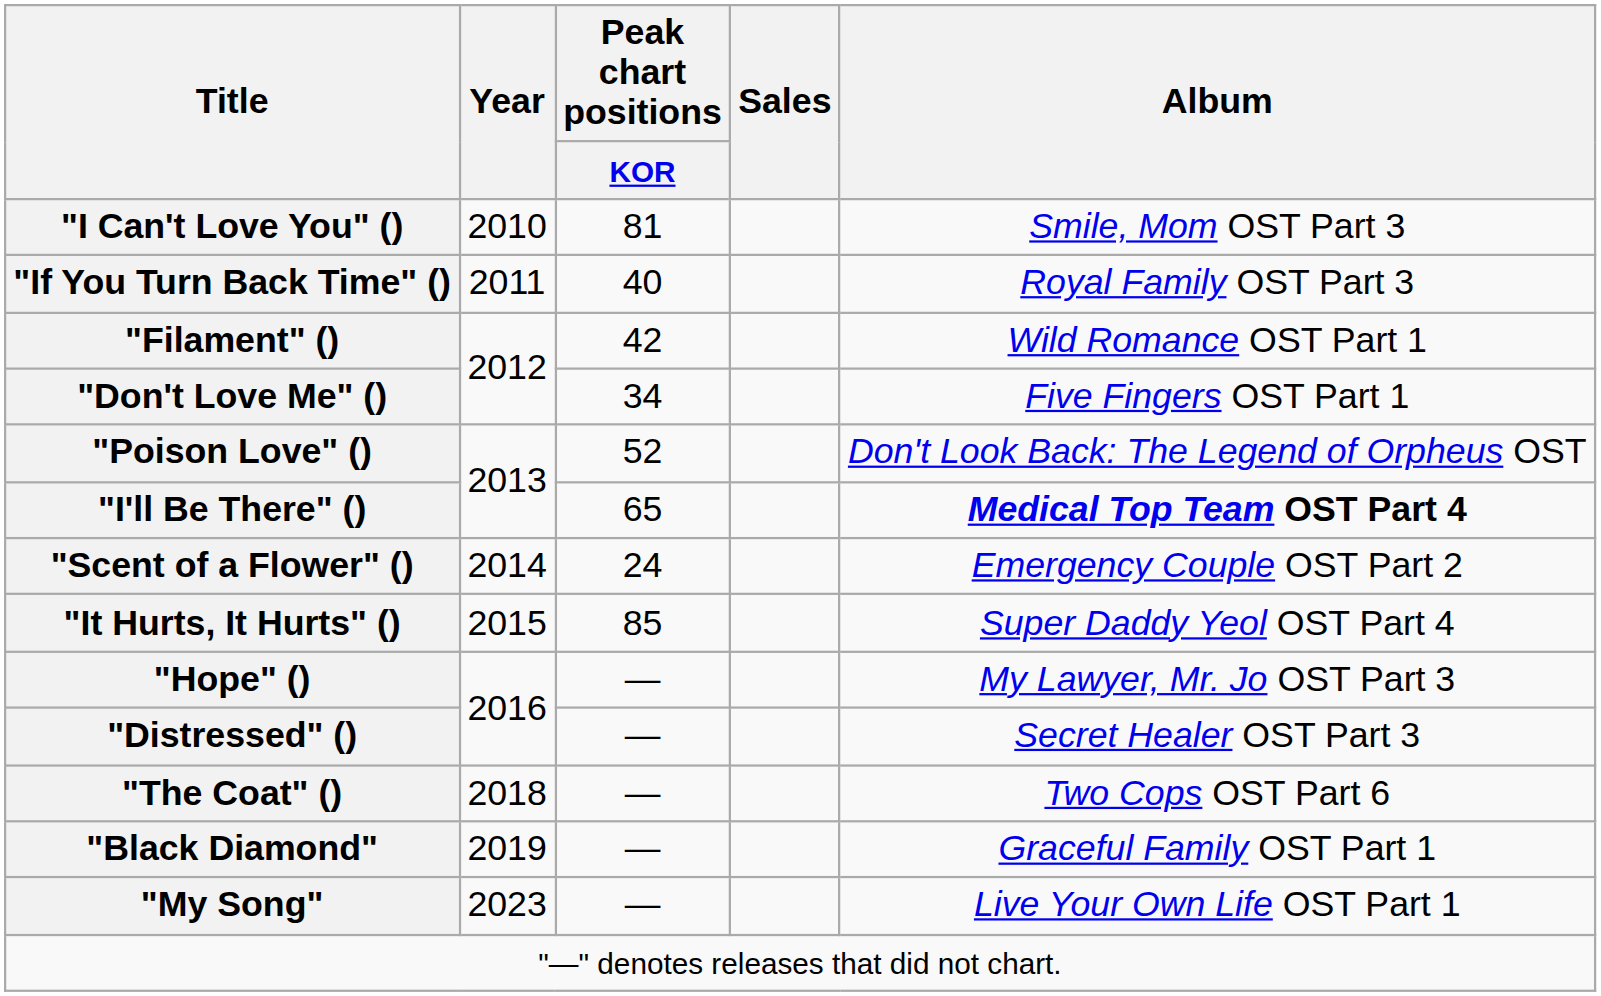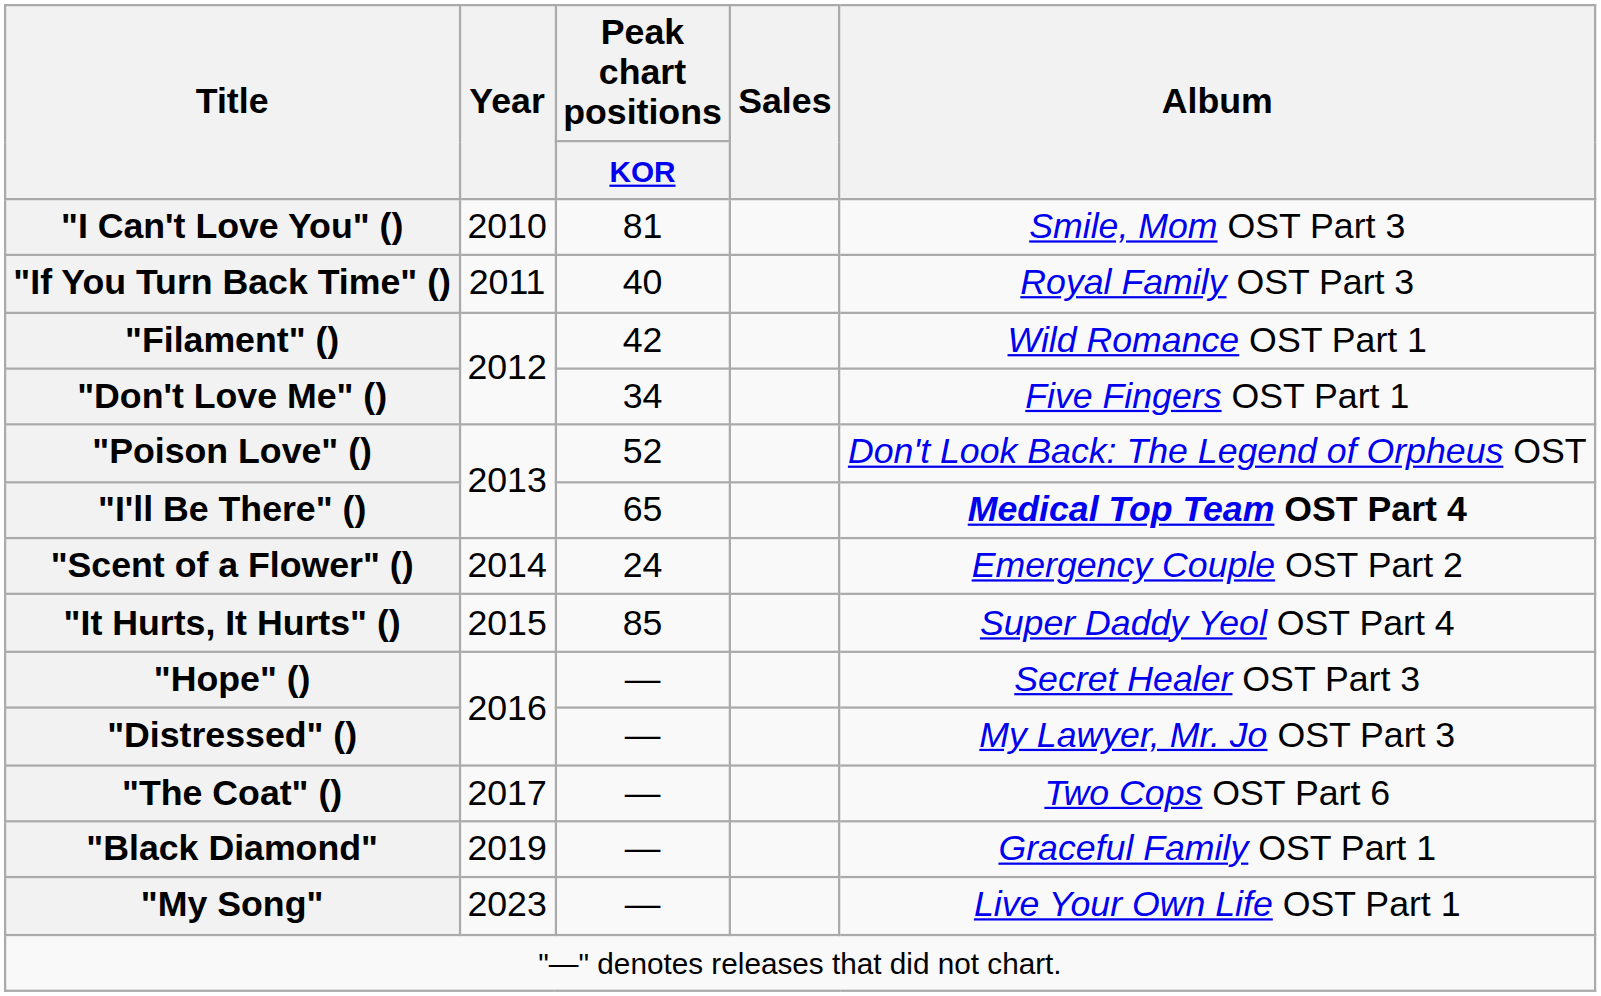(1217, 678) My Lawyer, Mr. Jo OST Part 3 -> (1217, 678) Secret Healer OST Part 3
(1217, 735) Secret Healer OST Part 3 -> (1217, 735) My Lawyer, Mr. Jo OST Part 3
(507, 792) 2018 -> (507, 792) 2017
